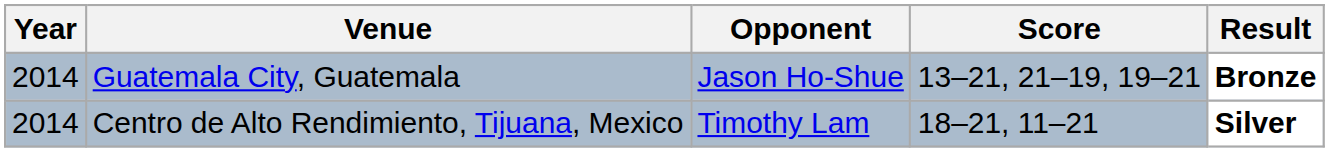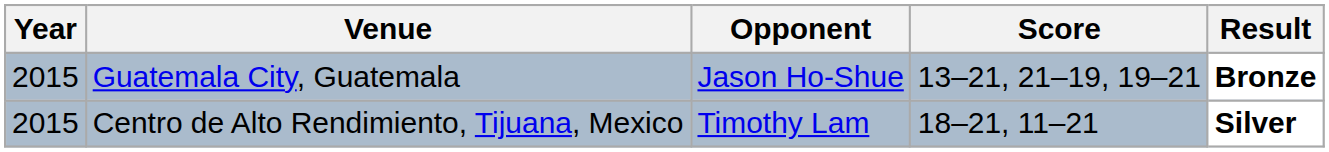(45, 76) 2014 -> (45, 76) 2015
(45, 124) 2014 -> (45, 124) 2015
